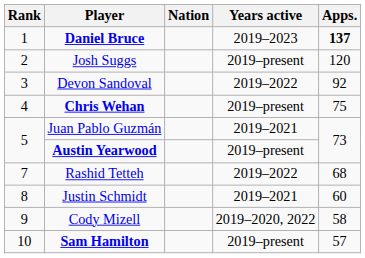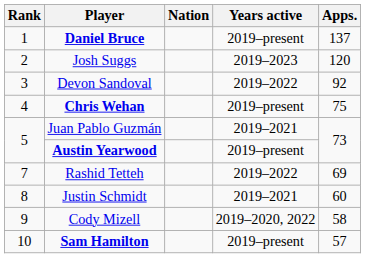(266, 38) 2019–2023 -> (266, 38) 2019–present
(340, 38) bold -> (340, 38) normal
(266, 60) 2019–present -> (266, 60) 2019–2023
(340, 173) 68 -> (340, 173) 69
